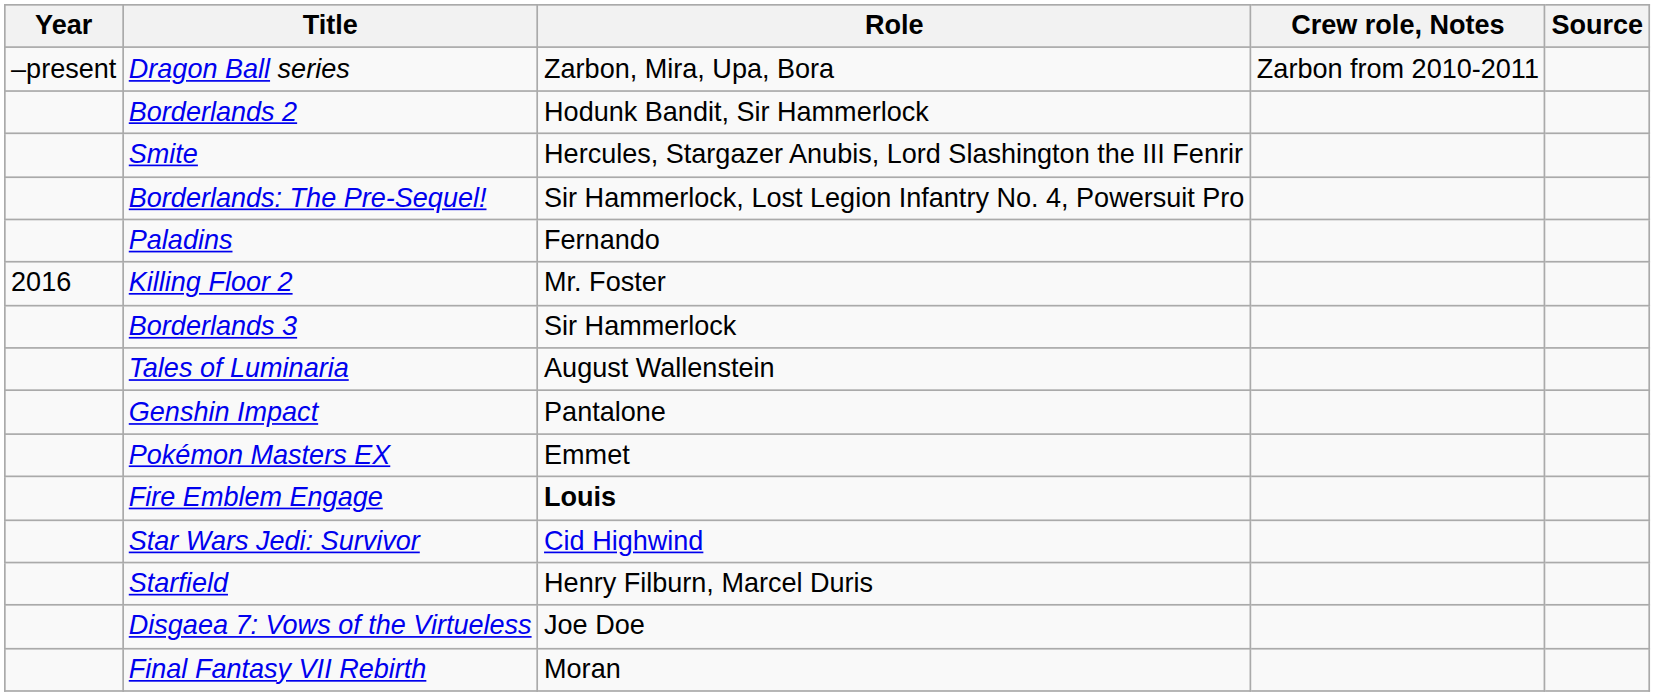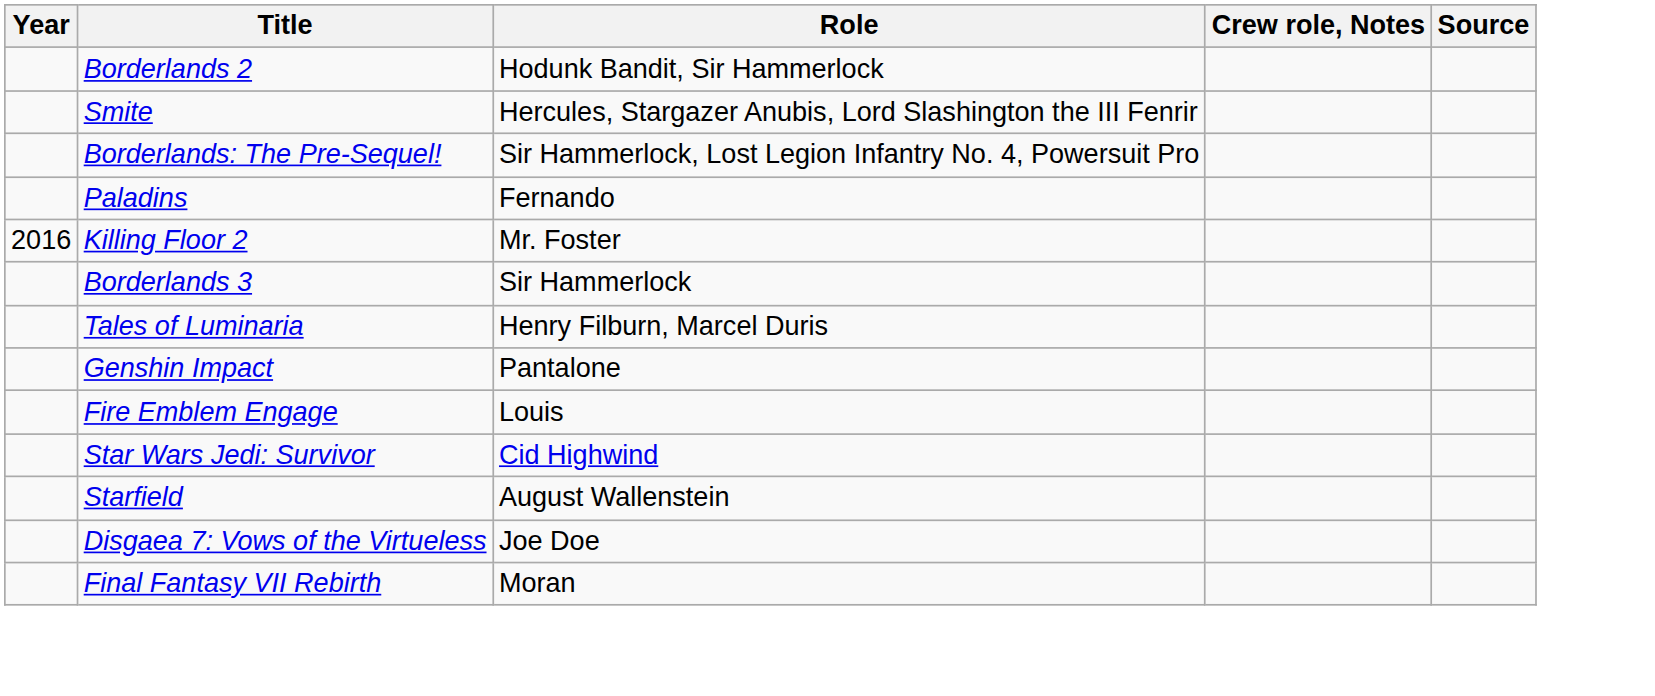- row: (239, 68)
(659, 369) August Wallenstein -> (664, 326) Henry Filburn, Marcel Duris
- row: (260, 454)
(580, 497) bold -> (531, 411) normal
(709, 583) Henry Filburn, Marcel Duris -> (614, 497) August Wallenstein
